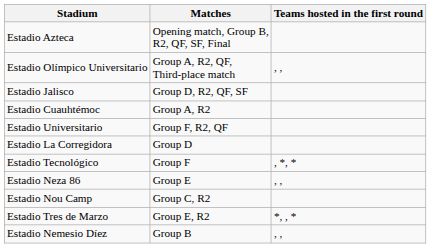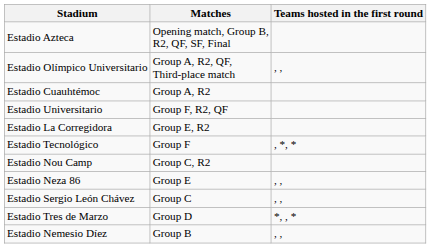- row: (40, 91)
(172, 145) Group D -> (181, 127) Group E, R2
rows swapped: (50, 198) <-> (44, 180)
+ row: (71, 198)
(181, 216) Group E, R2 -> (172, 216) Group D
